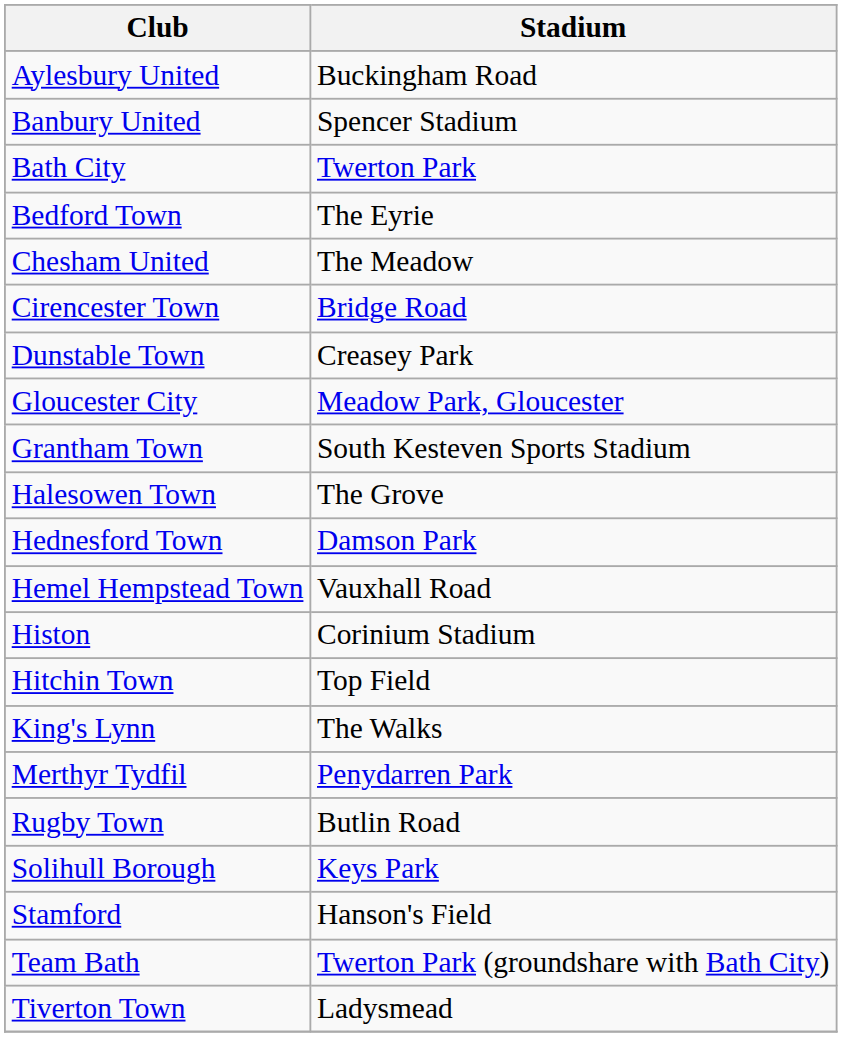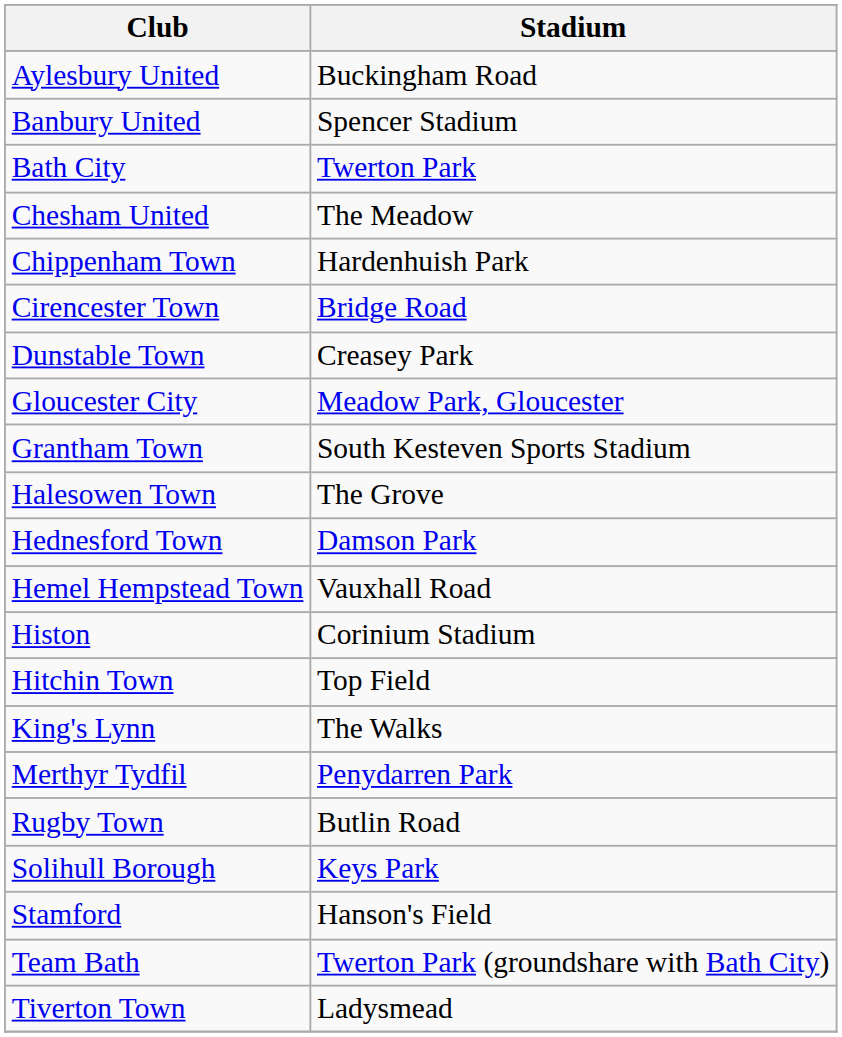- row: (97, 214)
+ row: (124, 261)
